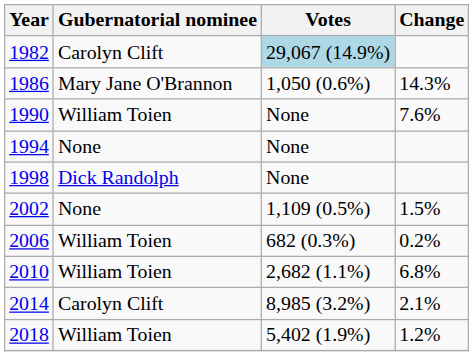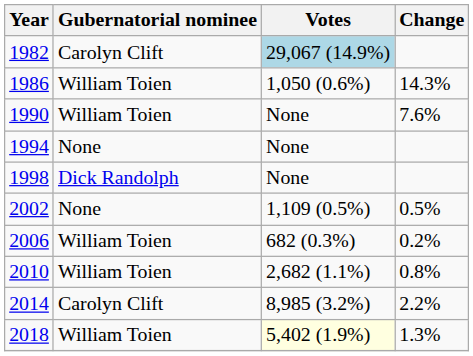(145, 83) Mary Jane O'Brannon -> (115, 83) William Toien
(420, 209) 1.5% -> (420, 209) 0.5%
(420, 271) 6.8% -> (420, 271) 0.8%
(420, 303) 2.1% -> (420, 303) 2.2%
(318, 334) no background -> (318, 334) lightyellow background
(420, 334) 1.2% -> (420, 334) 1.3%
